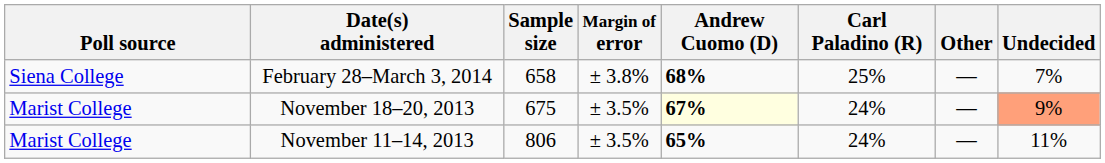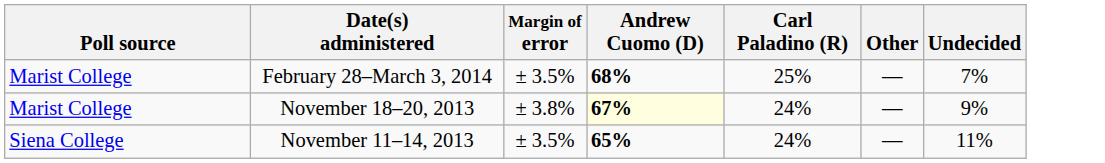- column: (541, 32)
(67, 76) Siena College -> (71, 76) Marist College
(619, 76) ± 3.8% -> (545, 76) ± 3.5%
(619, 108) ± 3.5% -> (545, 108) ± 3.8%
(1049, 108) lightsalmon background -> (974, 108) no background
(71, 141) Marist College -> (67, 141) Siena College
